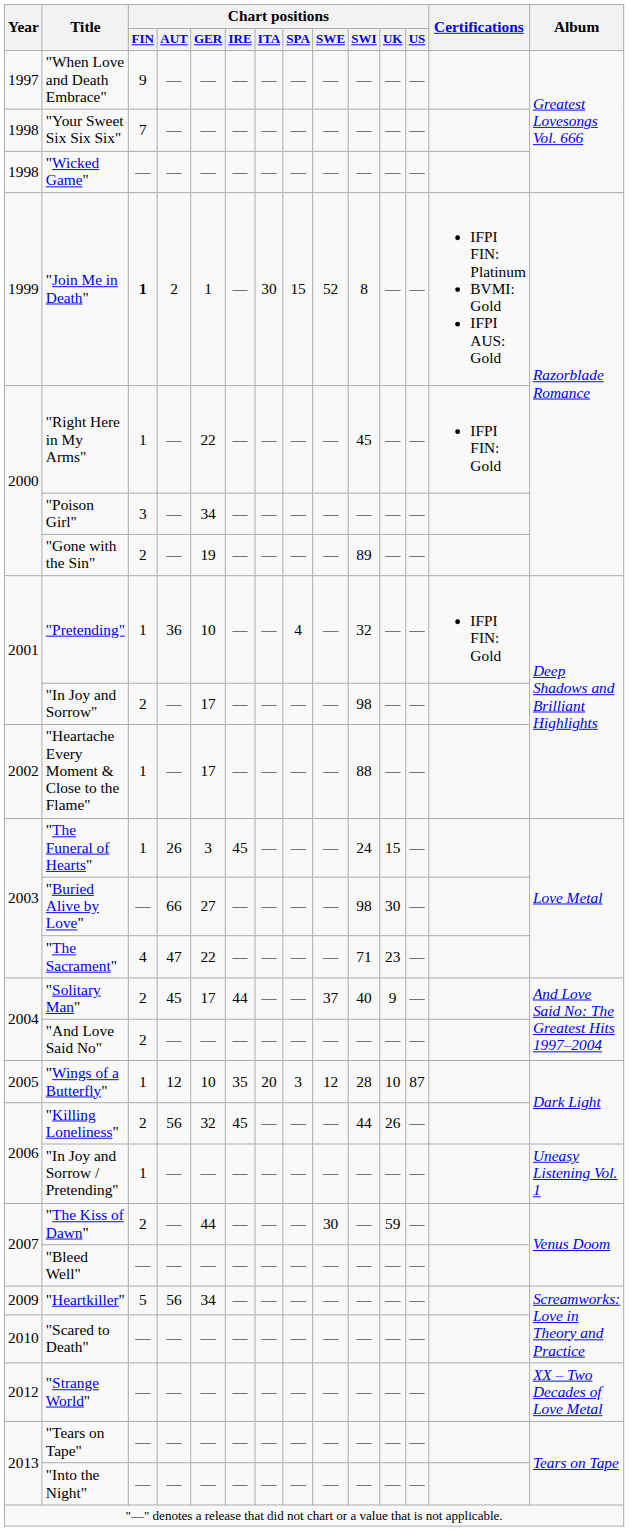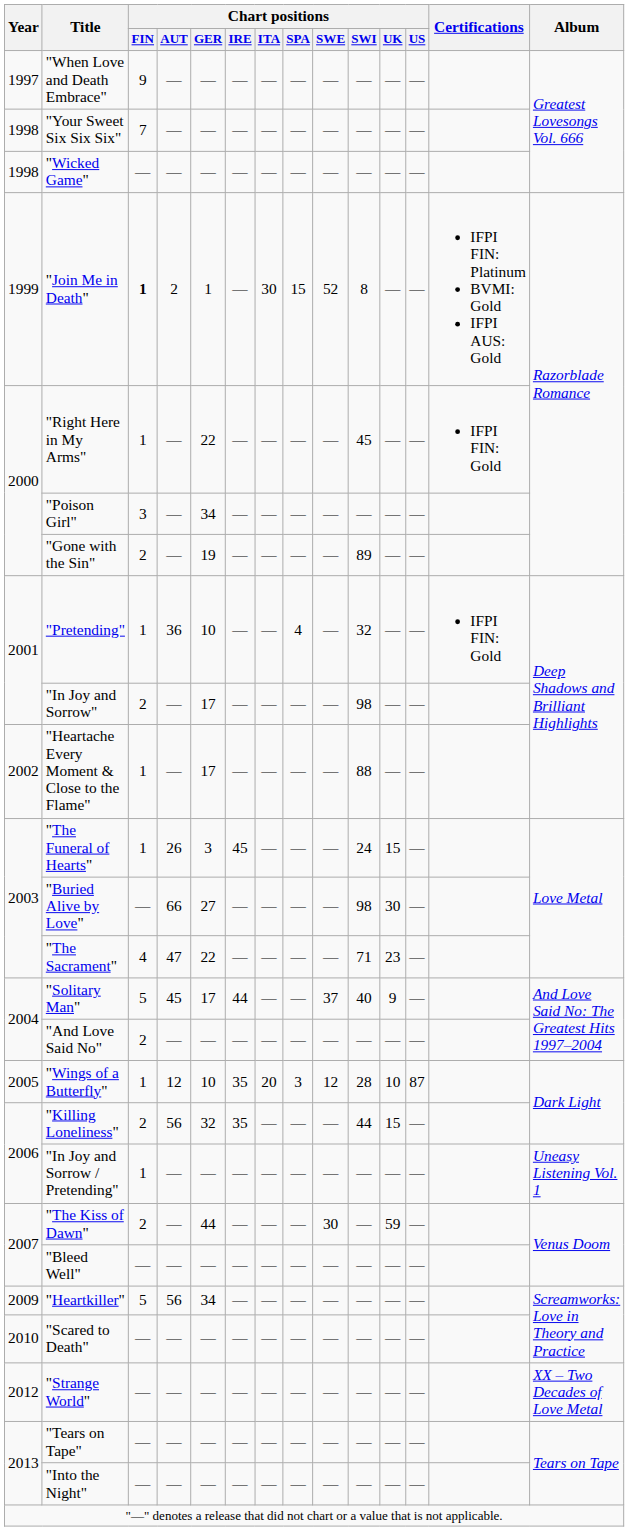(143, 998) 2 -> (143, 998) 5
(240, 1123) 45 -> (240, 1123) 35
(393, 1123) 26 -> (393, 1123) 15
